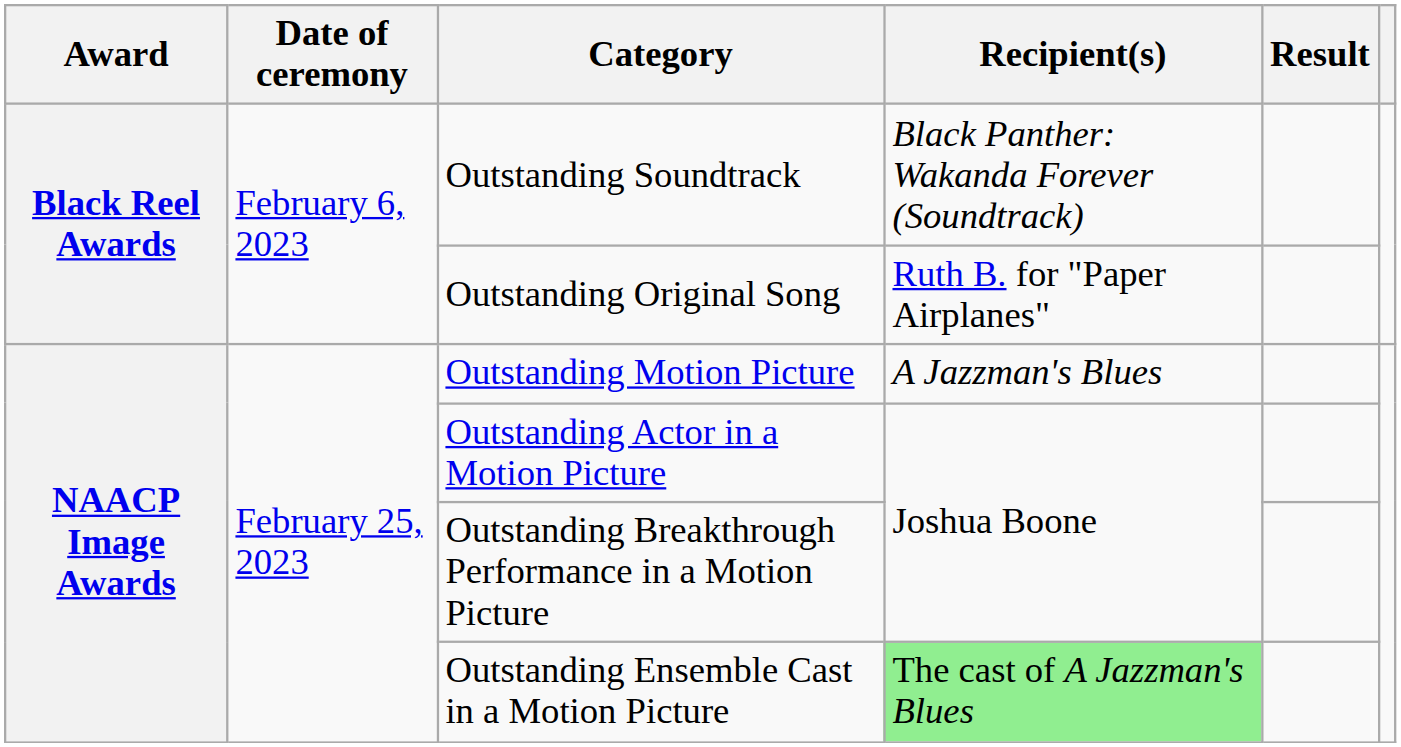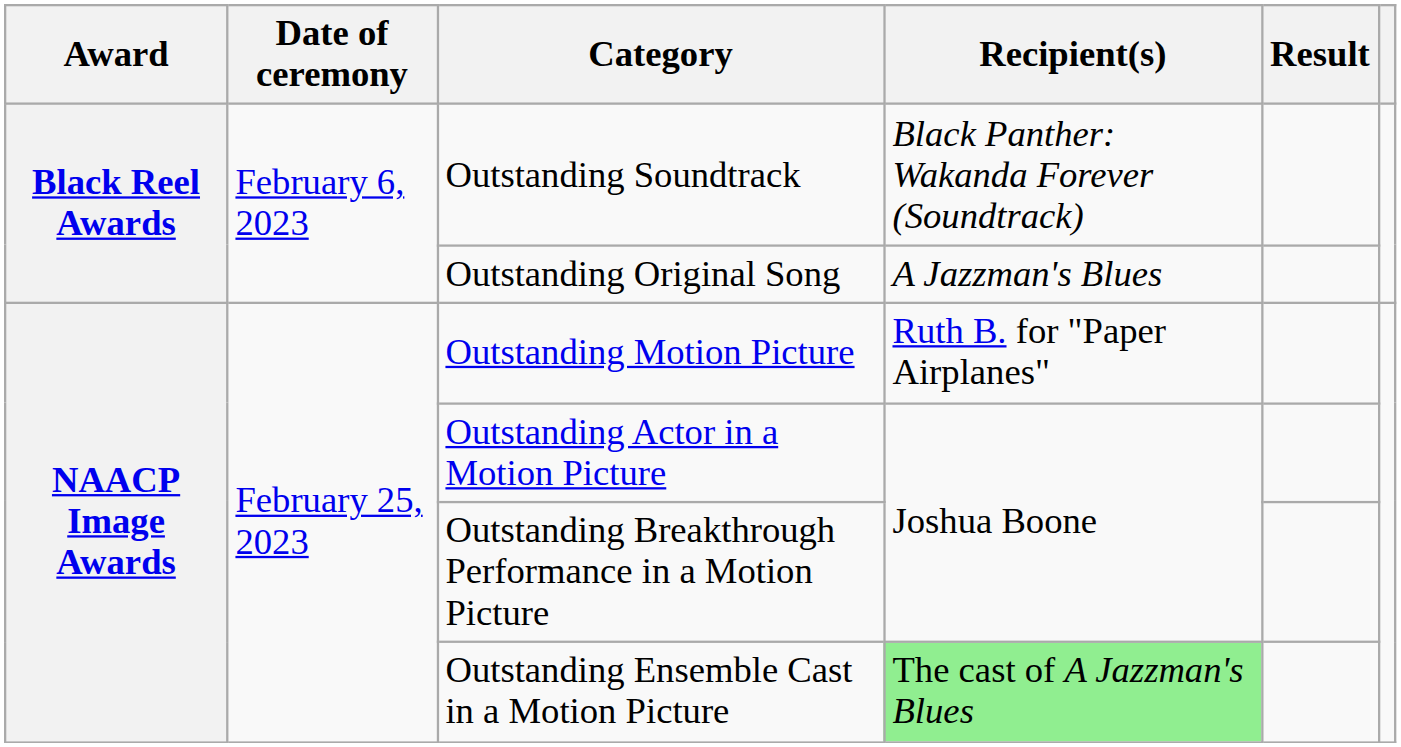(1029, 294) Ruth B. for "Paper Airplanes" -> (1027, 273) A Jazzman's Blues
(1027, 372) A Jazzman's Blues -> (1029, 352) Ruth B. for "Paper Airplanes"
